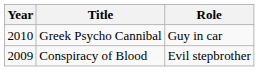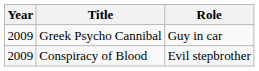(20, 35) 2010 -> (20, 35) 2009
